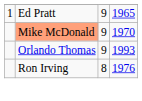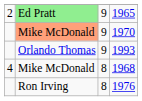(10, 13) 1 -> (10, 13) 2
(37, 13) no background -> (37, 13) lightgreen background
+ row: (124, 68)
